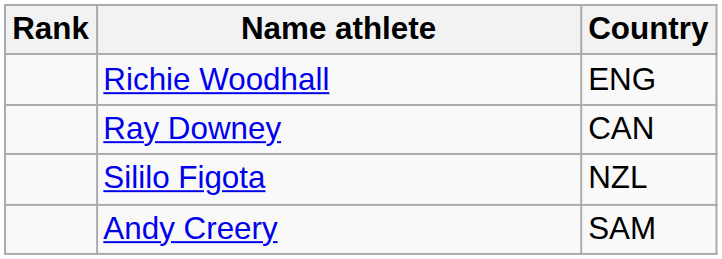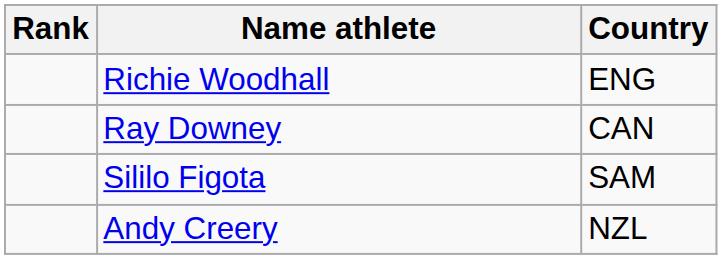(618, 178) NZL -> (622, 178) SAM
(622, 228) SAM -> (618, 228) NZL
